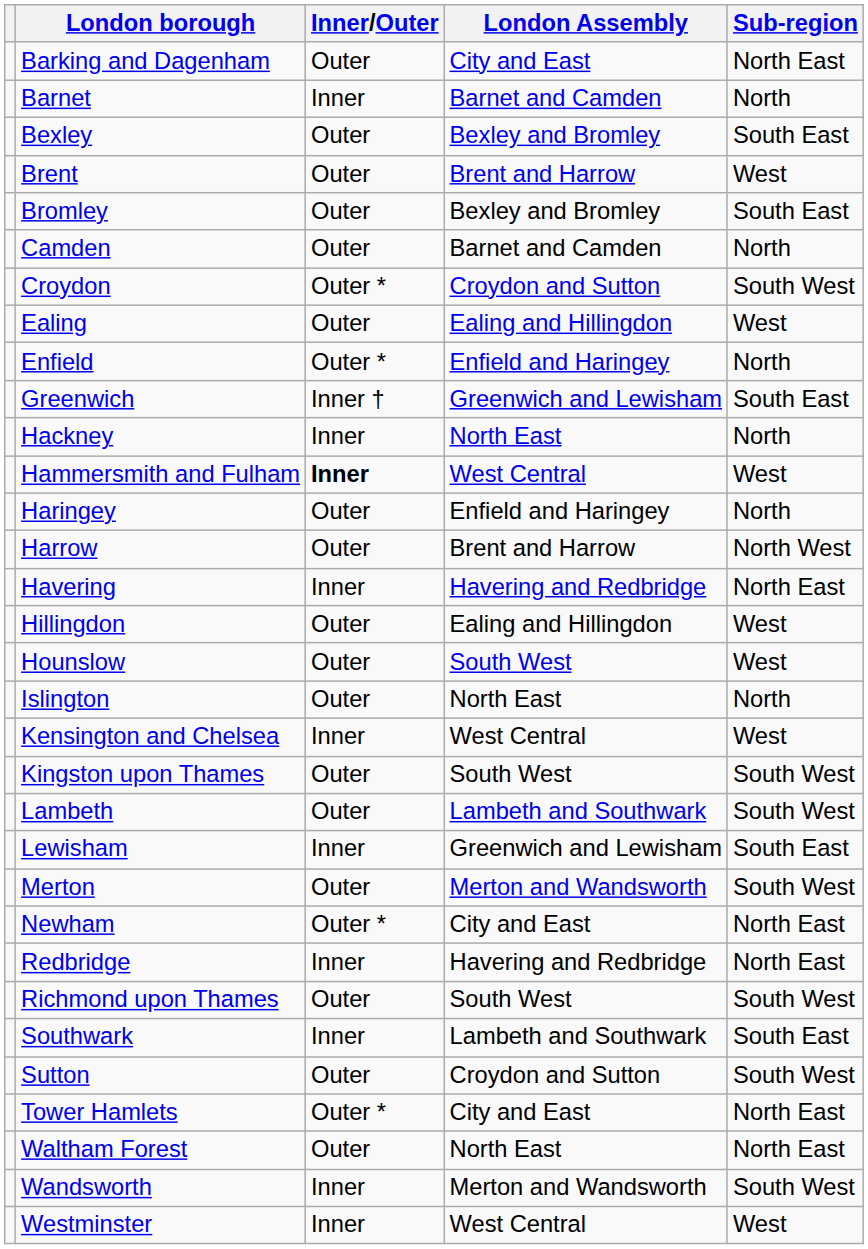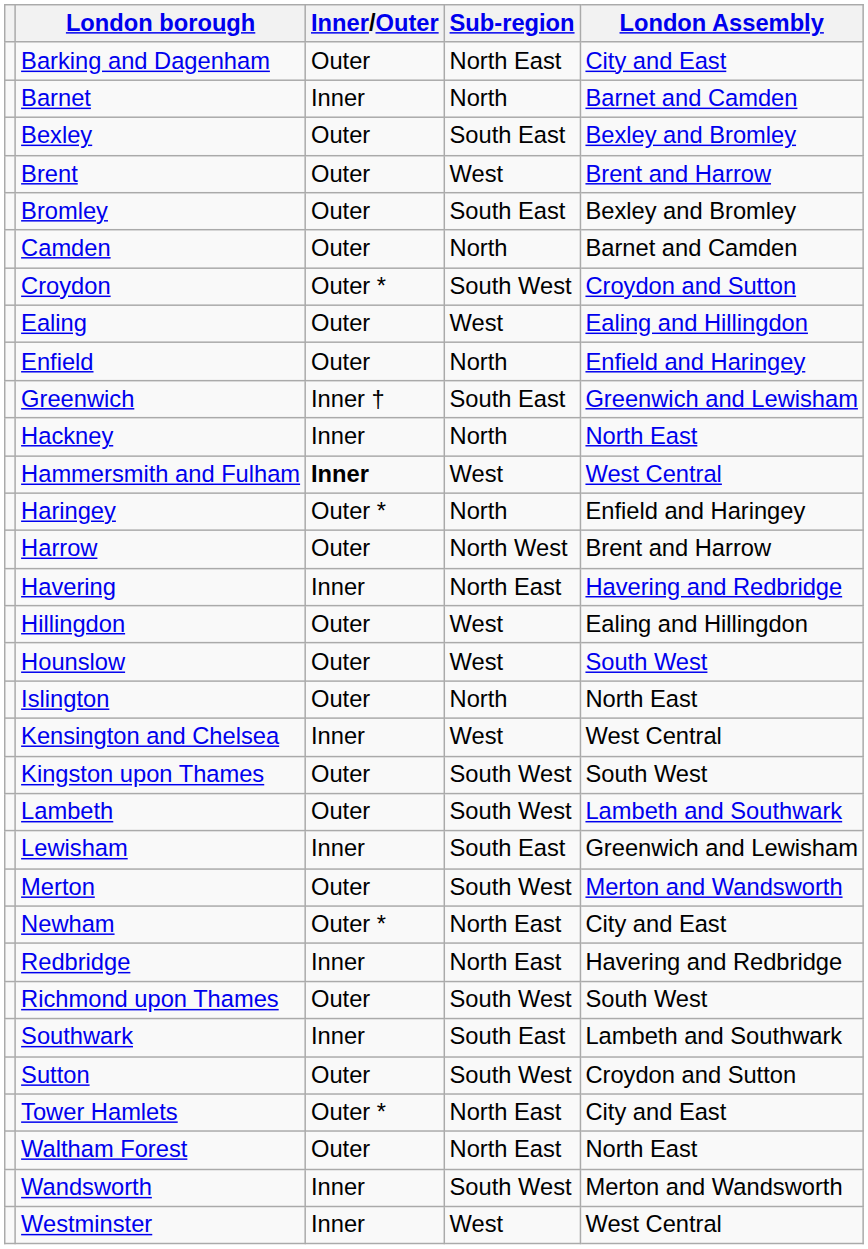columns swapped: (795, 23) <-> (586, 23)
(349, 361) Outer * -> (341, 361) Outer
(341, 511) Outer -> (349, 511) Outer *
